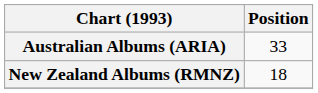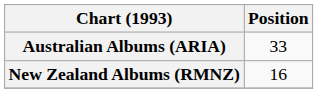(278, 74) 18 -> (278, 74) 16
